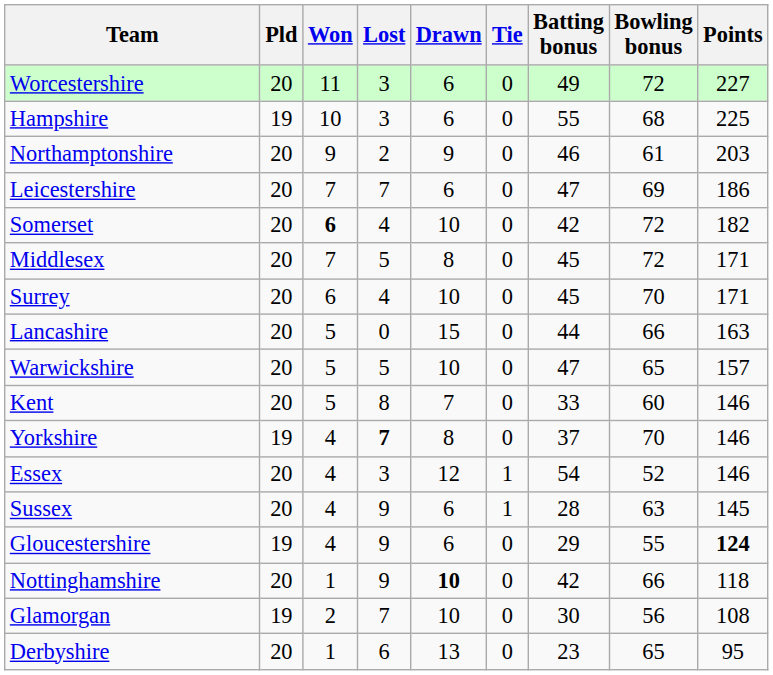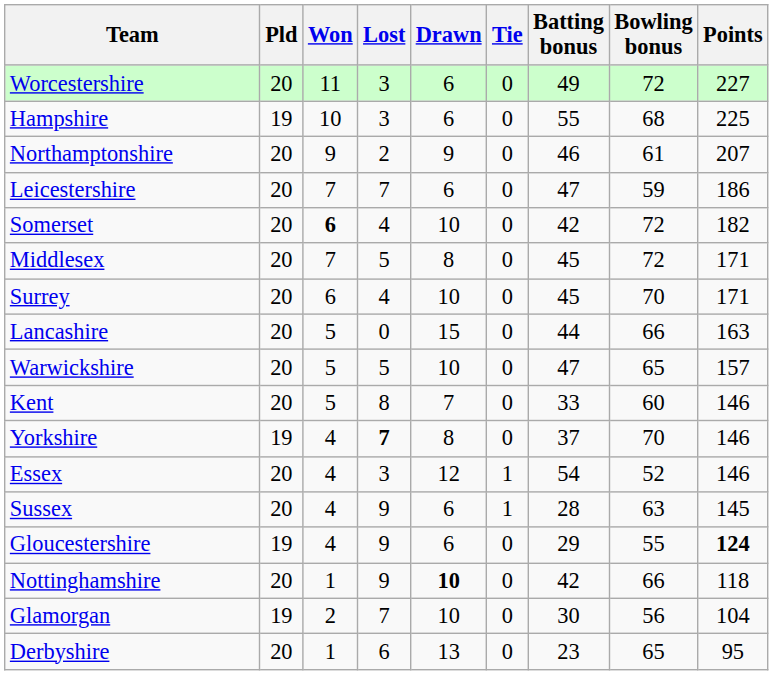(733, 154) 203 -> (733, 154) 207
(653, 189) 69 -> (653, 189) 59
(733, 615) 108 -> (733, 615) 104
